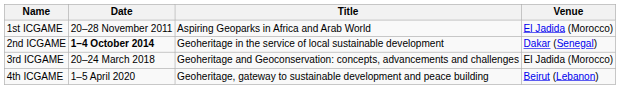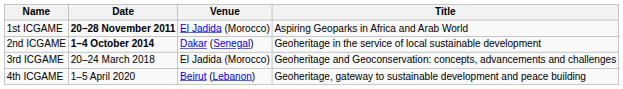columns swapped: (568, 12) <-> (348, 12)
(122, 28) normal -> (123, 28) bold
